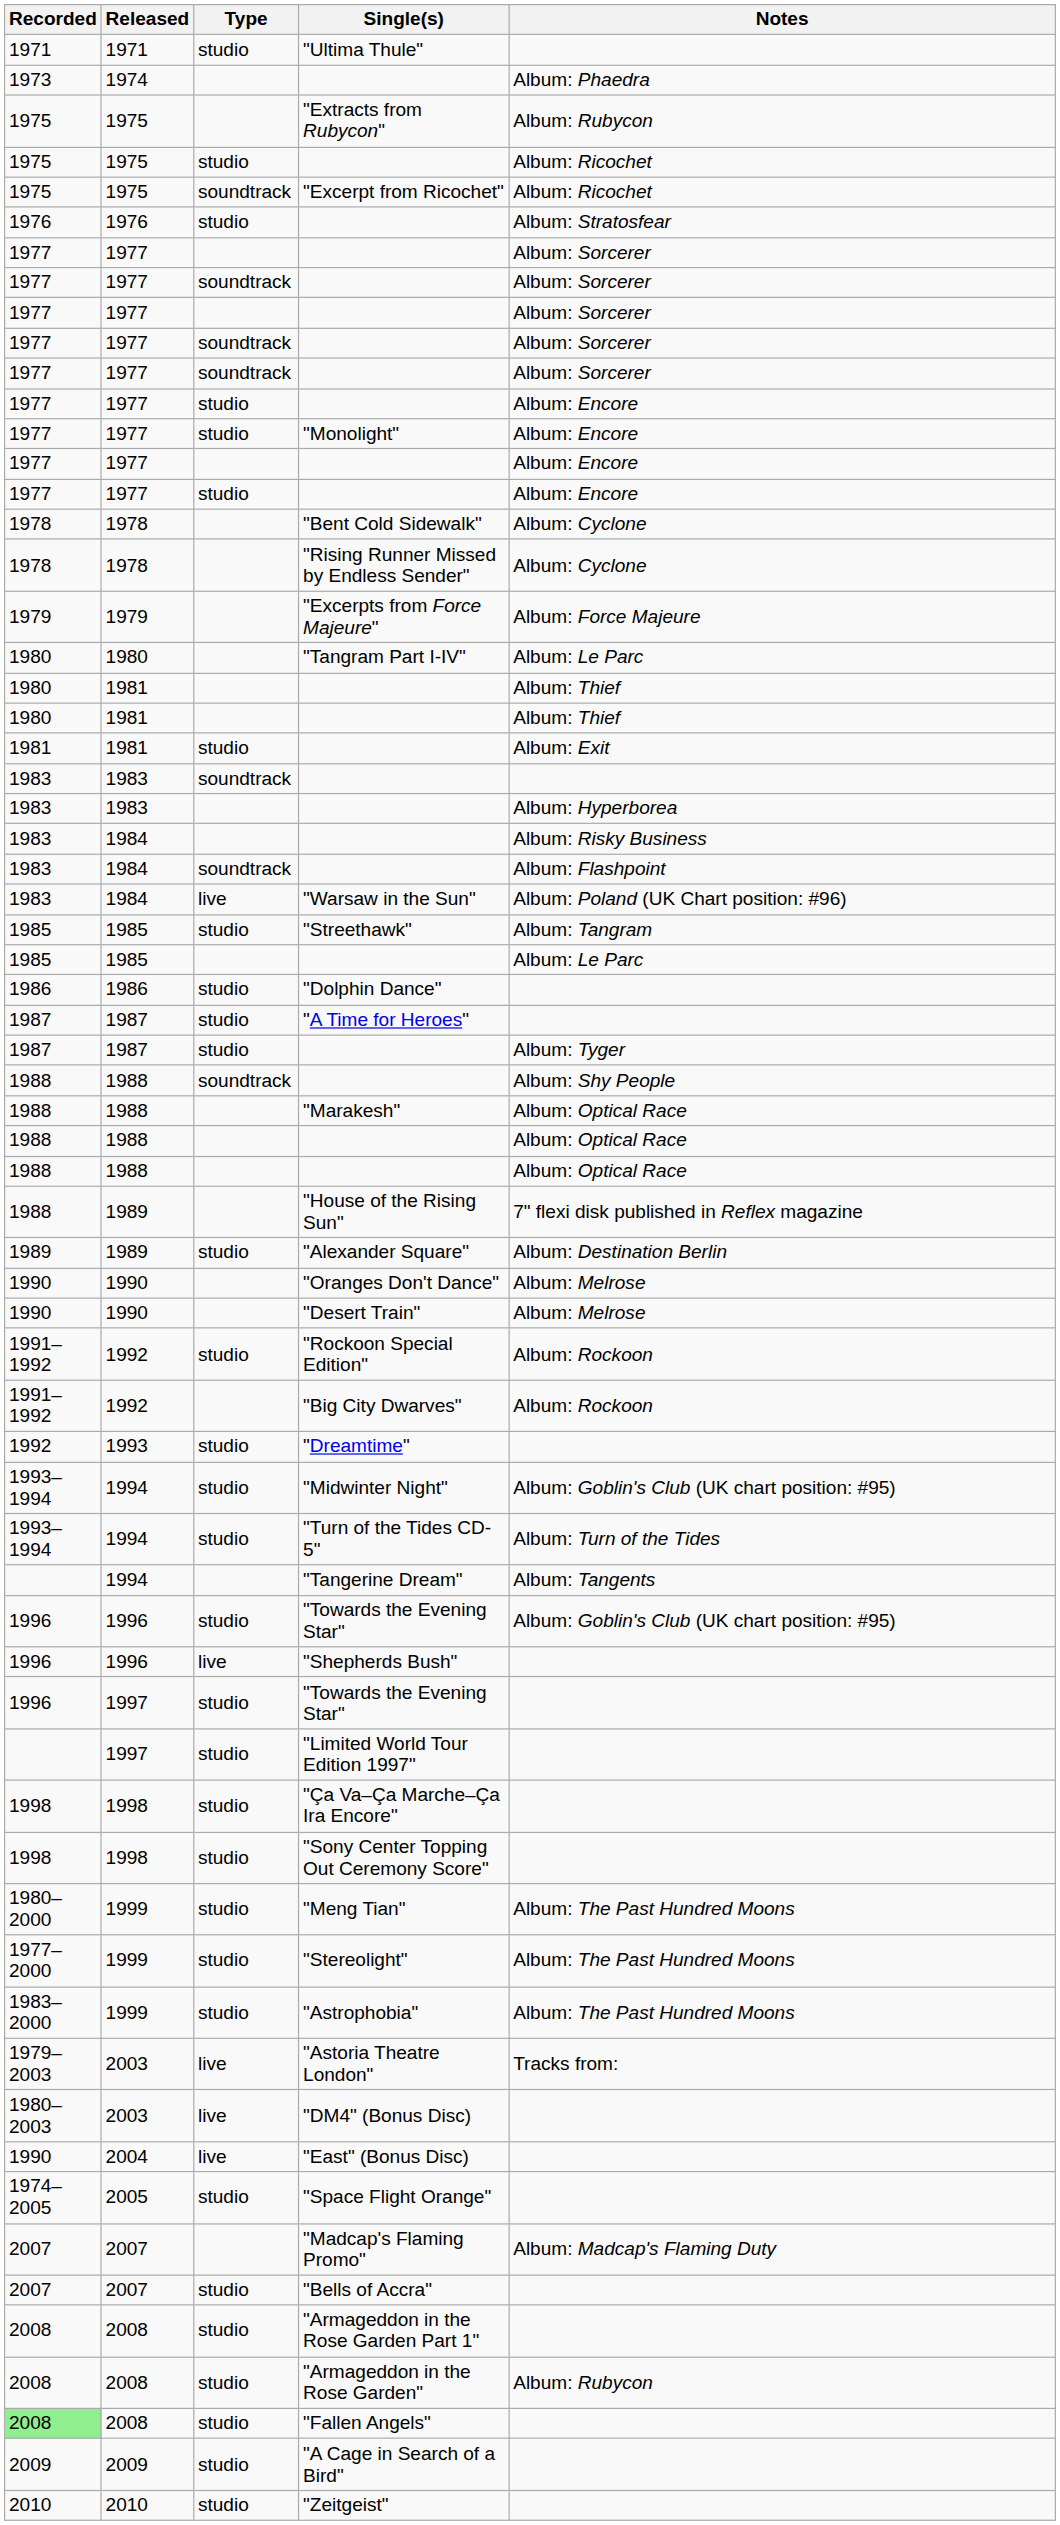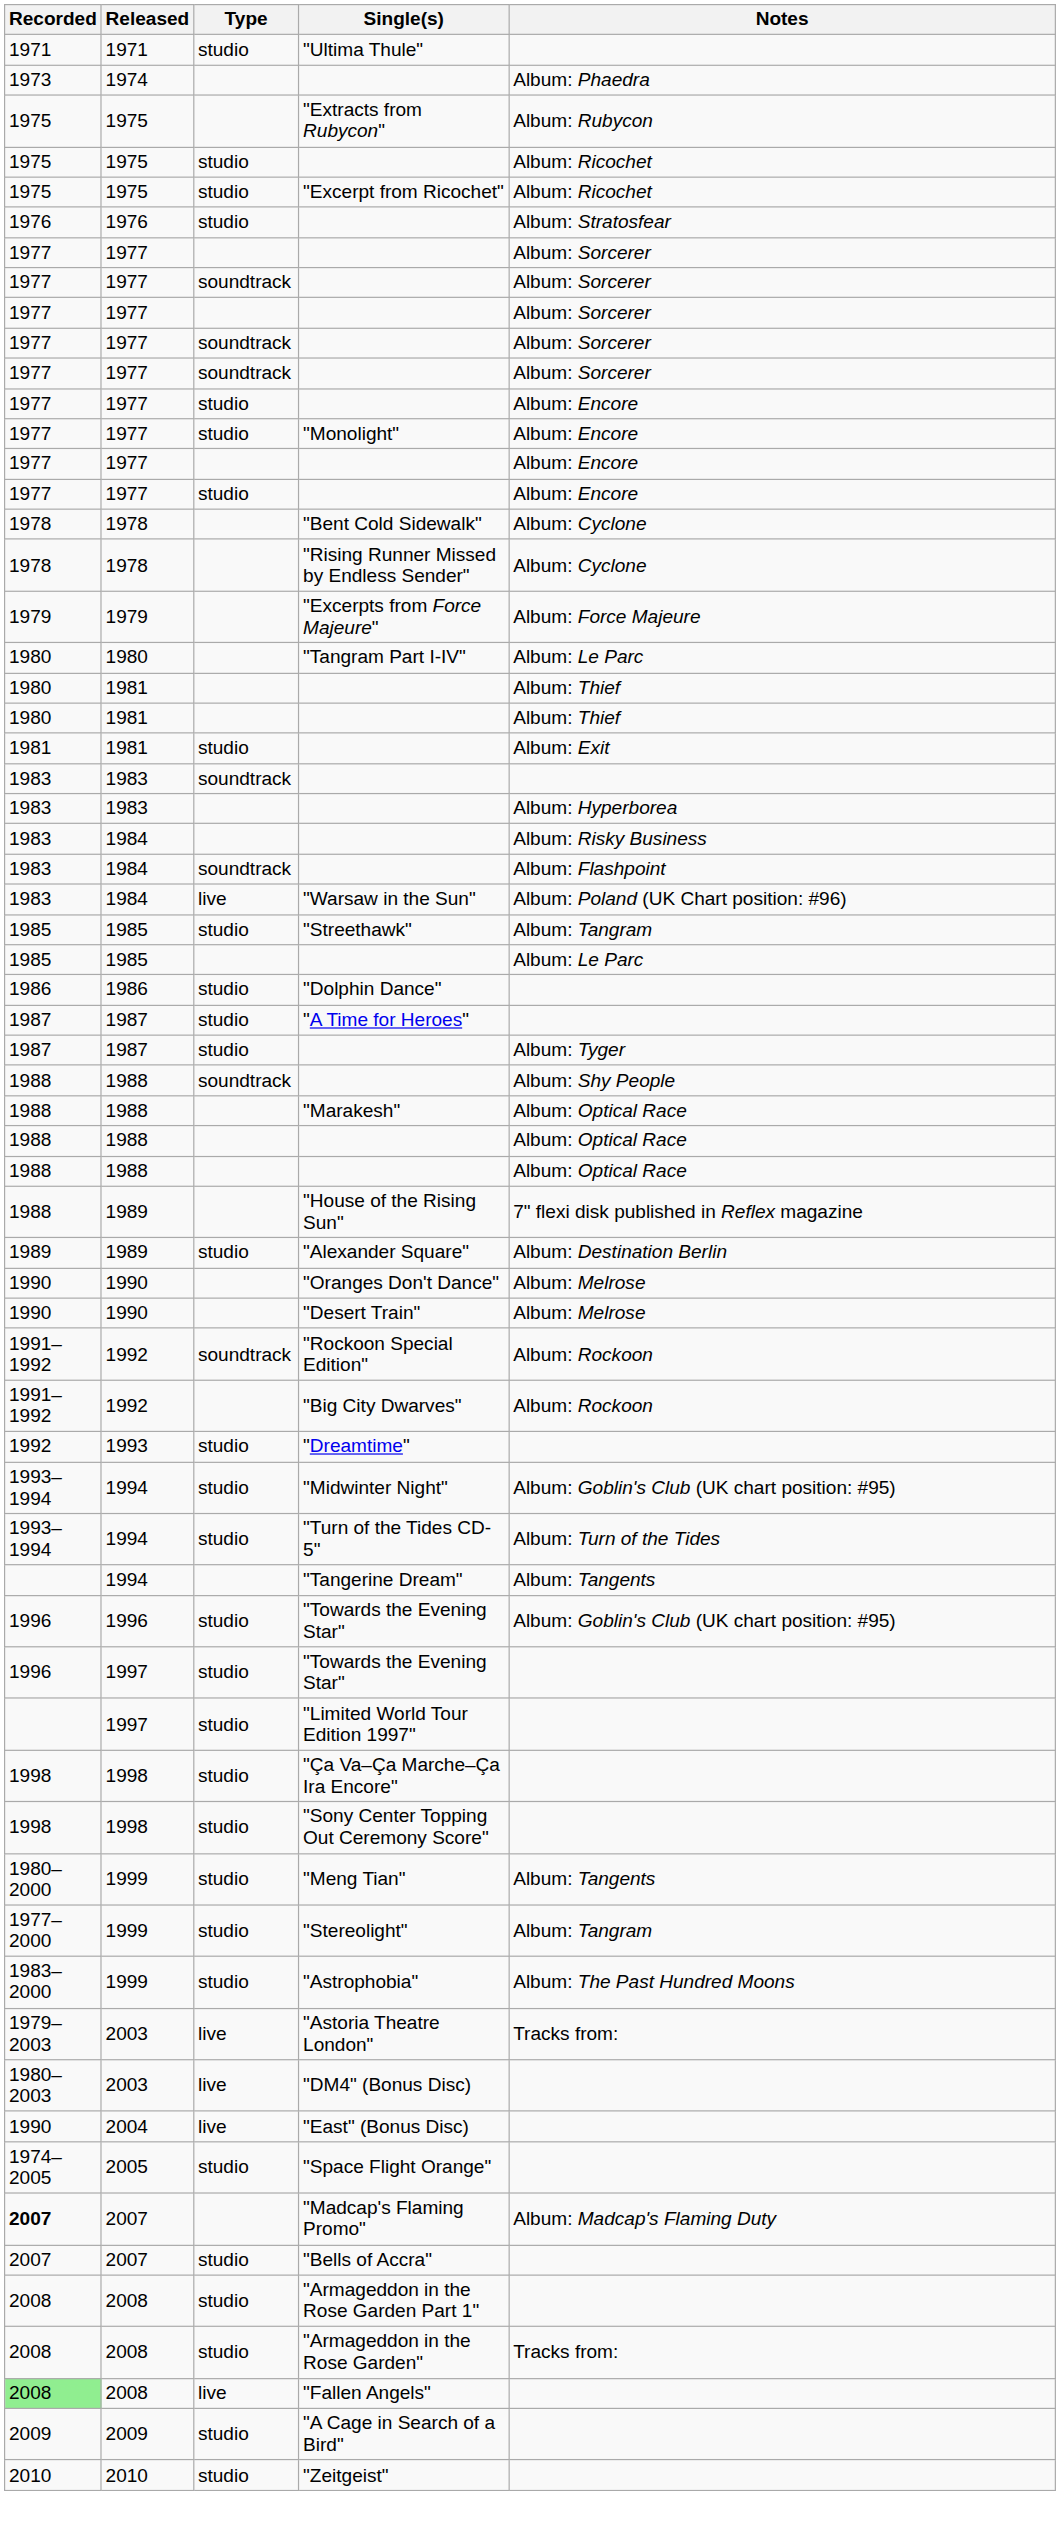(245, 191) soundtrack -> (223, 191) studio
(223, 1354) studio -> (245, 1354) soundtrack
- row: (127, 1661)
(654, 1909) Album: The Past Hundred Moons -> (584, 1878) Album: Tangents
(654, 1960) Album: The Past Hundred Moons -> (583, 1930) Album: Tangram
(30, 2249) normal -> (30, 2218) bold
(583, 2382) Album: Rubycon -> (566, 2352) Tracks from:
(223, 2423) studio -> (212, 2393) live
